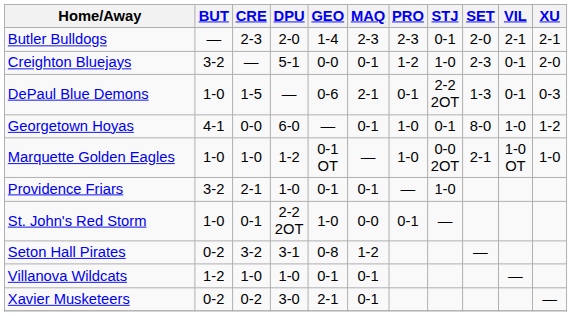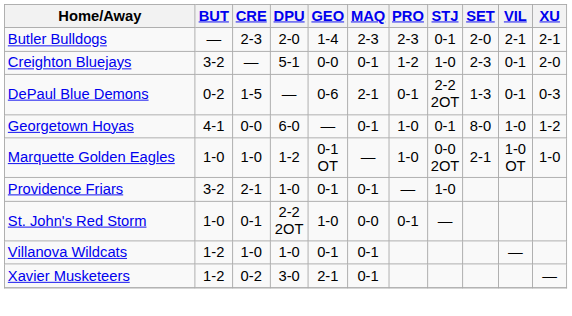(214, 94) 1-0 -> (214, 94) 0-2
- row: (67, 252)
(214, 299) 0-2 -> (214, 275) 1-2
